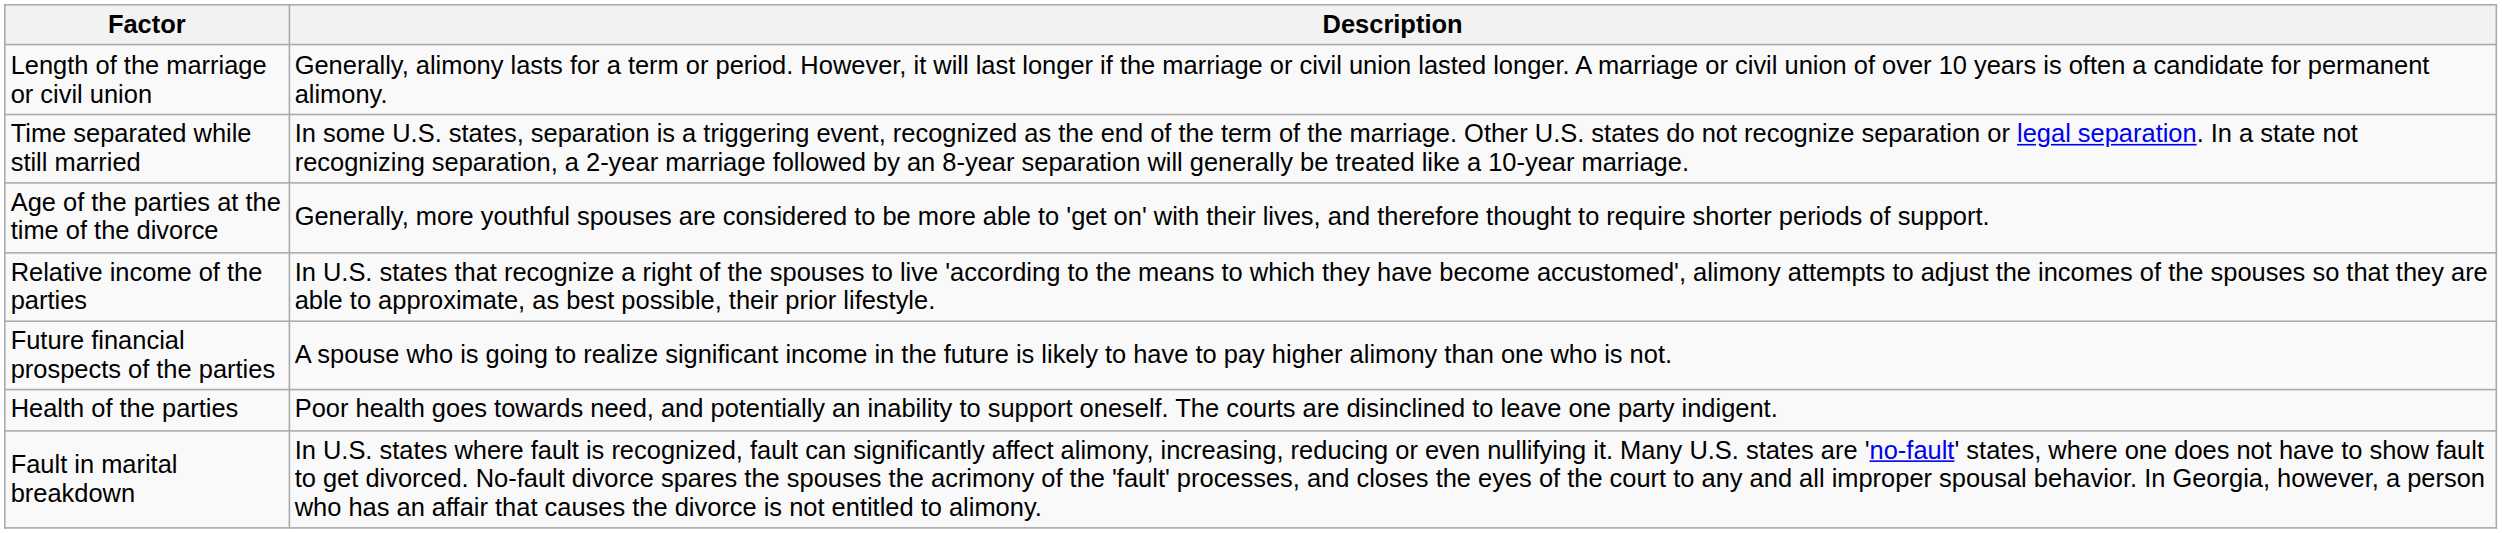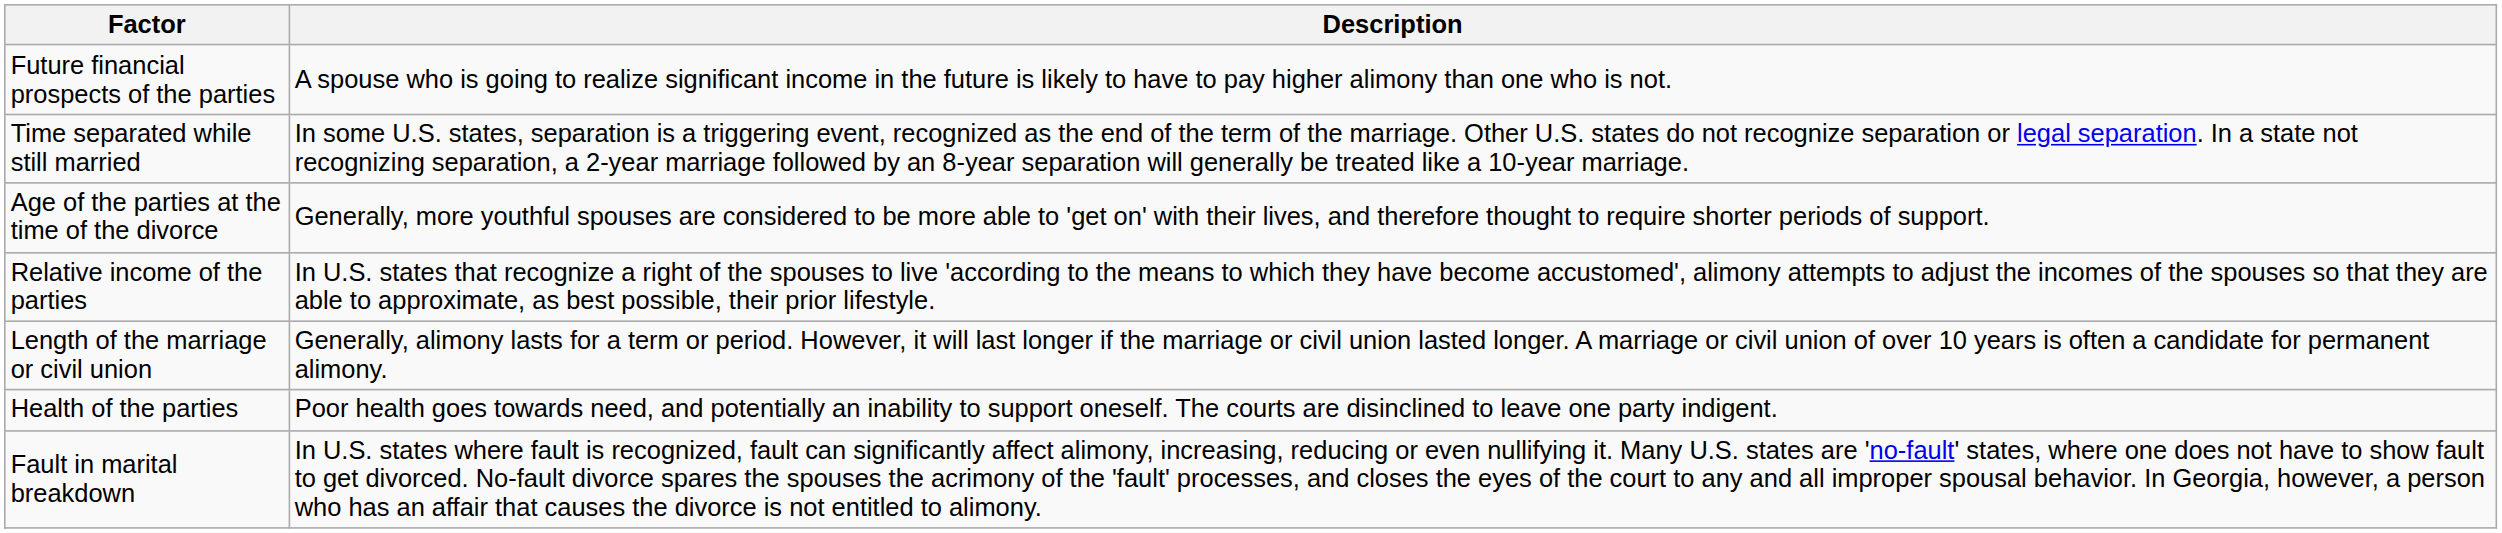rows swapped: (139, 79) <-> (143, 355)
